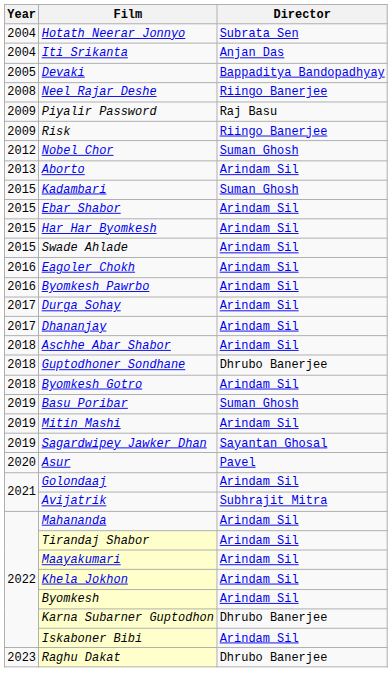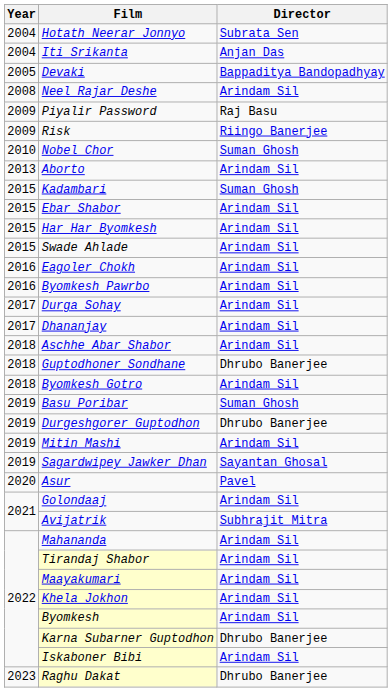(274, 92) Riingo Banerjee -> (259, 92) Arindam Sil
(22, 151) 2012 -> (22, 151) 2010
+ row: (121, 424)
